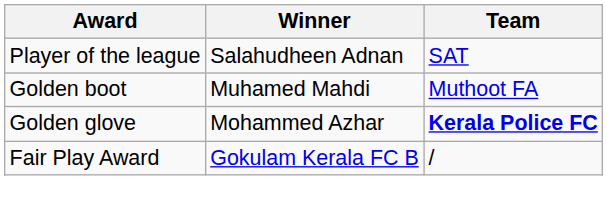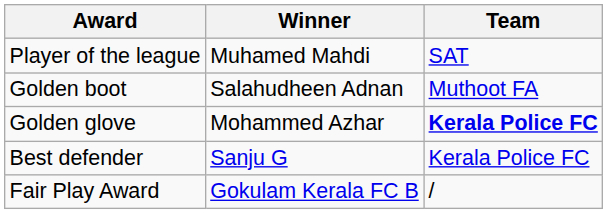(307, 55) Salahudheen Adnan -> (290, 55) Muhamed Mahdi
(290, 89) Muhamed Mahdi -> (307, 89) Salahudheen Adnan
+ row: (76, 157)
